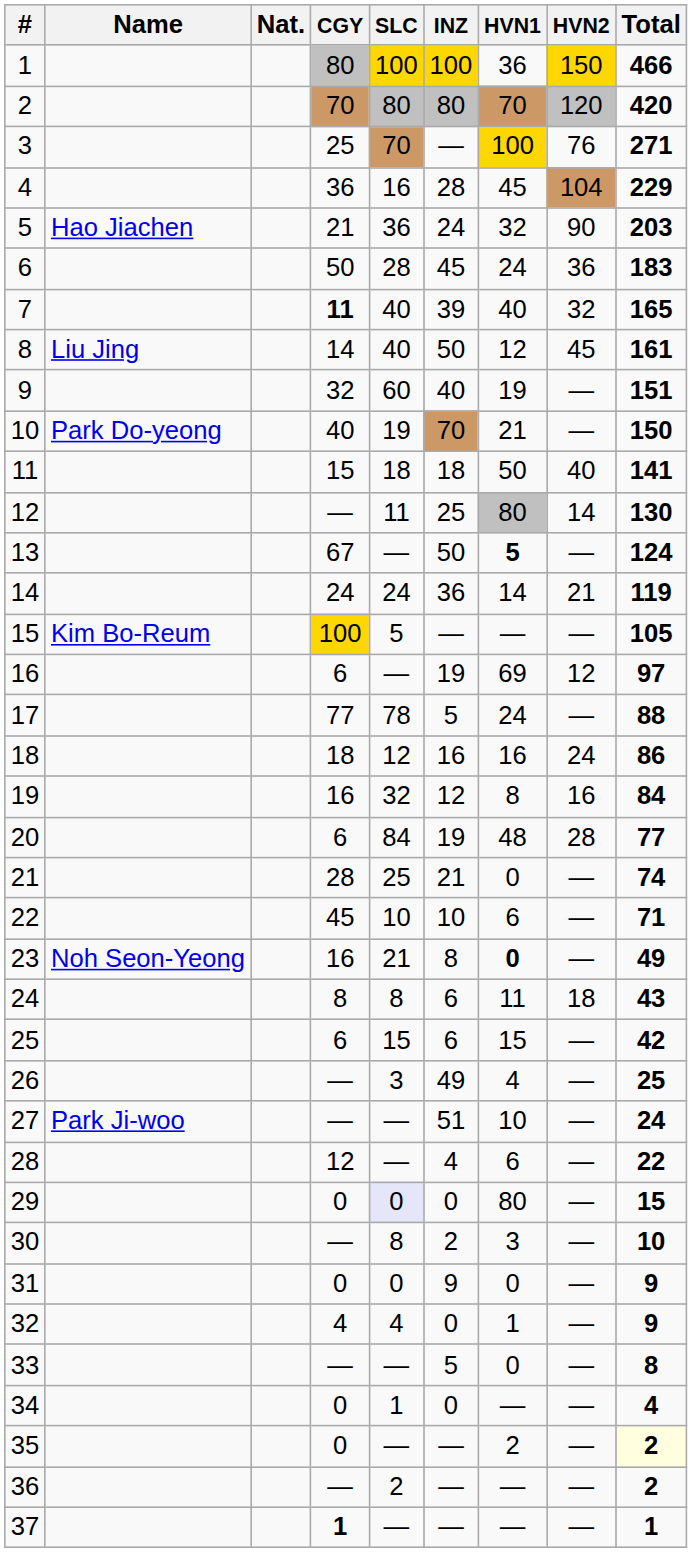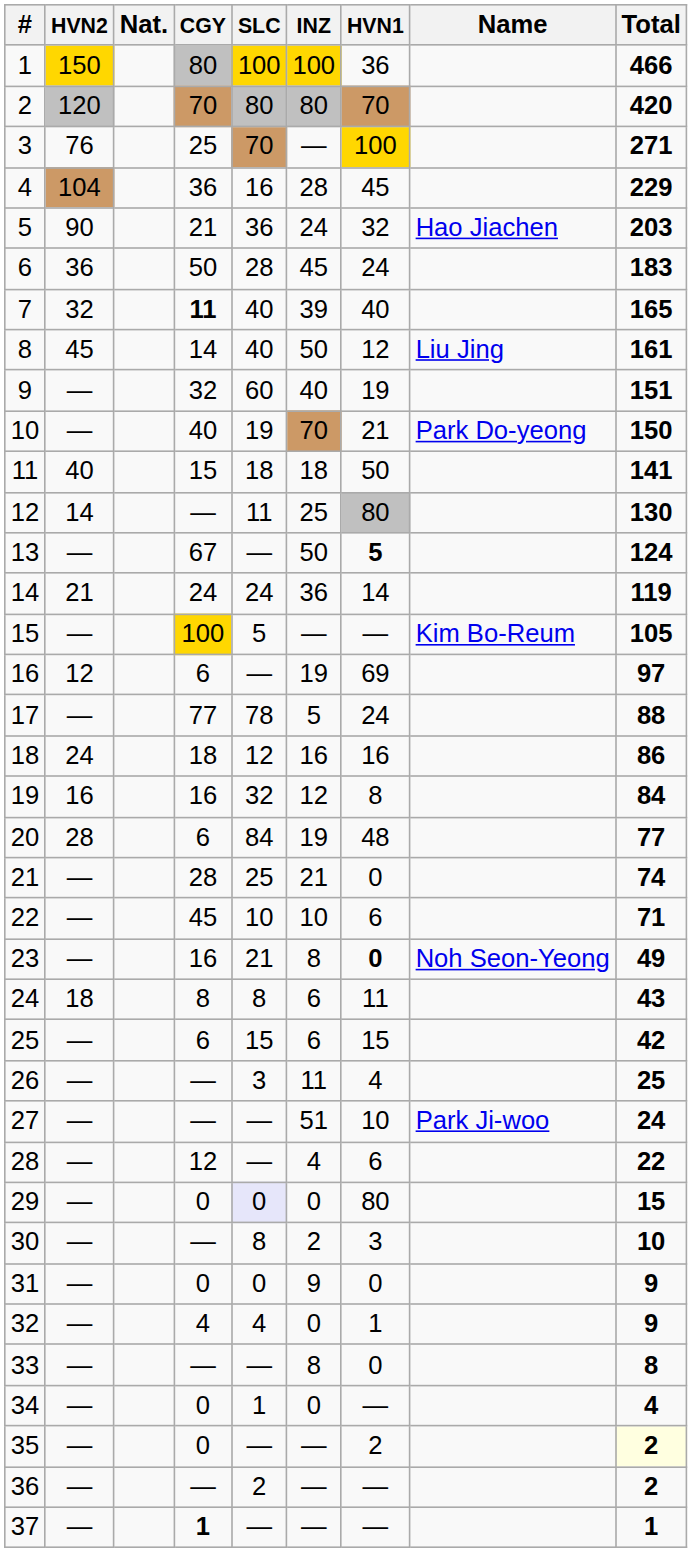columns swapped: (148, 24) <-> (581, 26)
(451, 1080) 49 -> (314, 1080) 11
(451, 1364) 5 -> (314, 1364) 8
